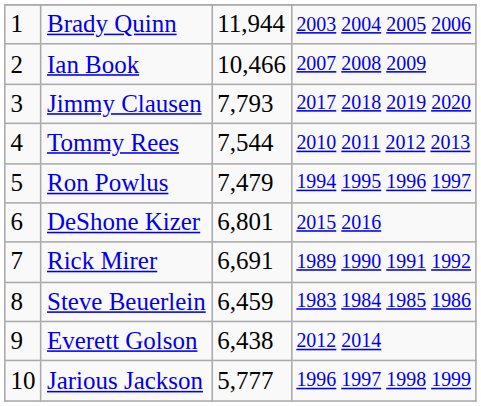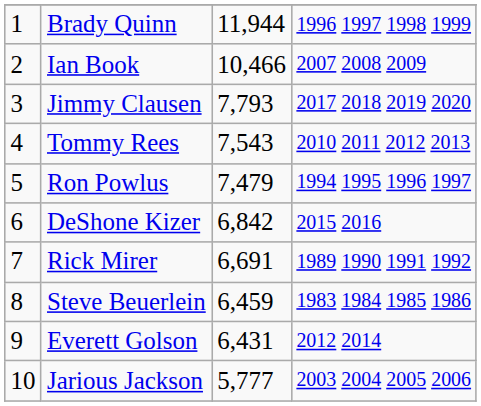(384, 24) 2003 2004 2005 2006 -> (384, 24) 1996 1997 1998 1999
(245, 143) 7,544 -> (245, 143) 7,543
(245, 222) 6,801 -> (245, 222) 6,842
(245, 340) 6,438 -> (245, 340) 6,431
(384, 380) 1996 1997 1998 1999 -> (384, 380) 2003 2004 2005 2006
